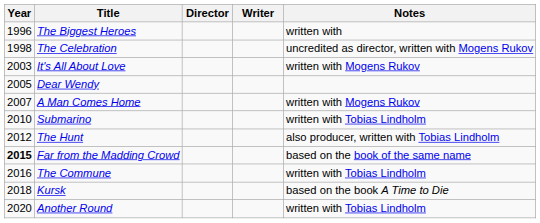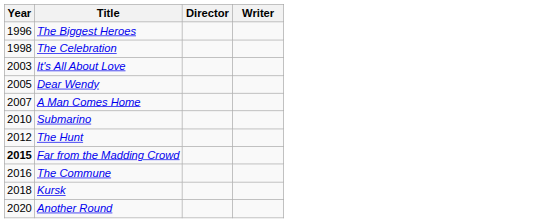- column: (410, 13)
